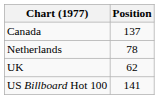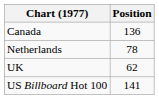(132, 31) 137 -> (132, 31) 136
